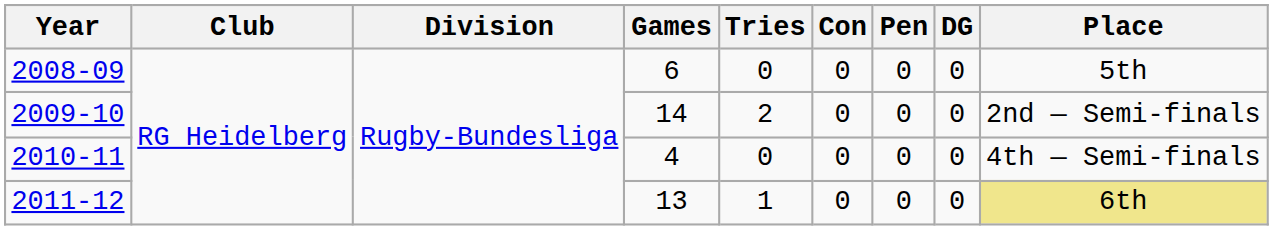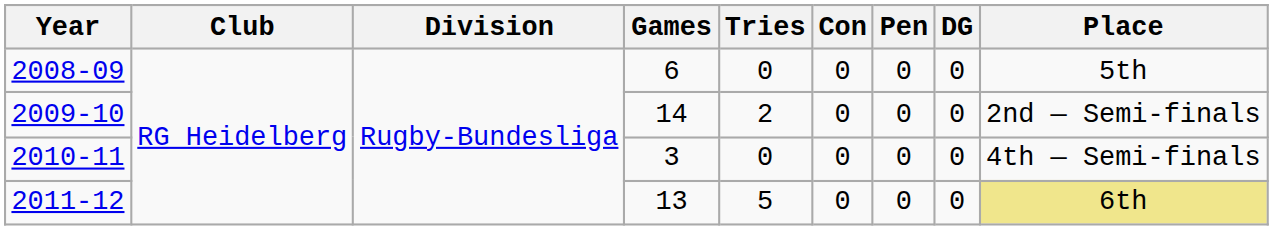(672, 159) 4 -> (672, 159) 3
(765, 202) 1 -> (765, 202) 5
